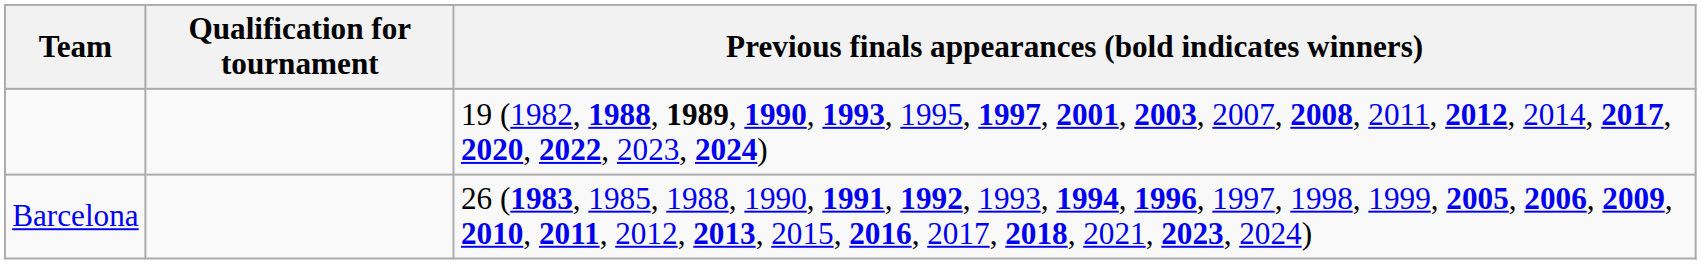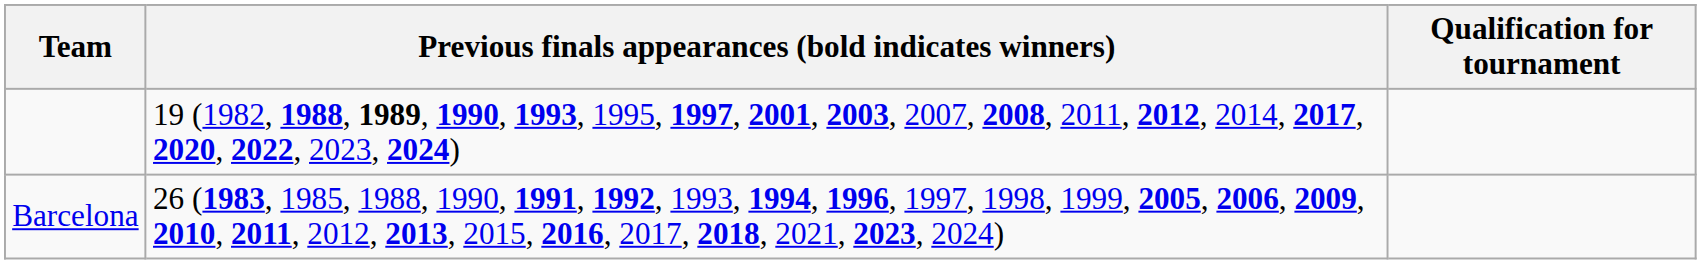columns swapped: (300, 46) <-> (1075, 46)
